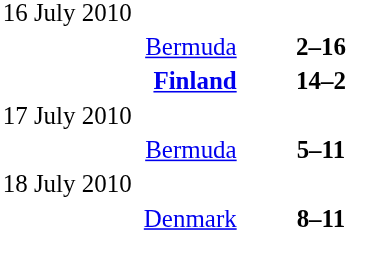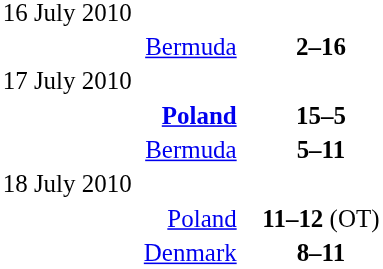- row: (195, 81)
+ row: (199, 115)
+ row: (202, 218)
